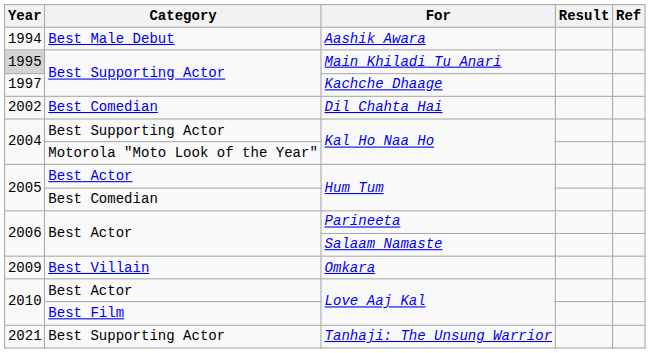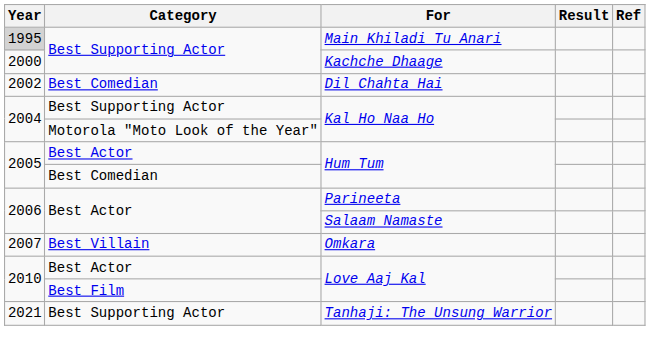- row: (111, 39)
(25, 85) 1997 -> (25, 62) 2000
(25, 268) 2009 -> (25, 245) 2007
